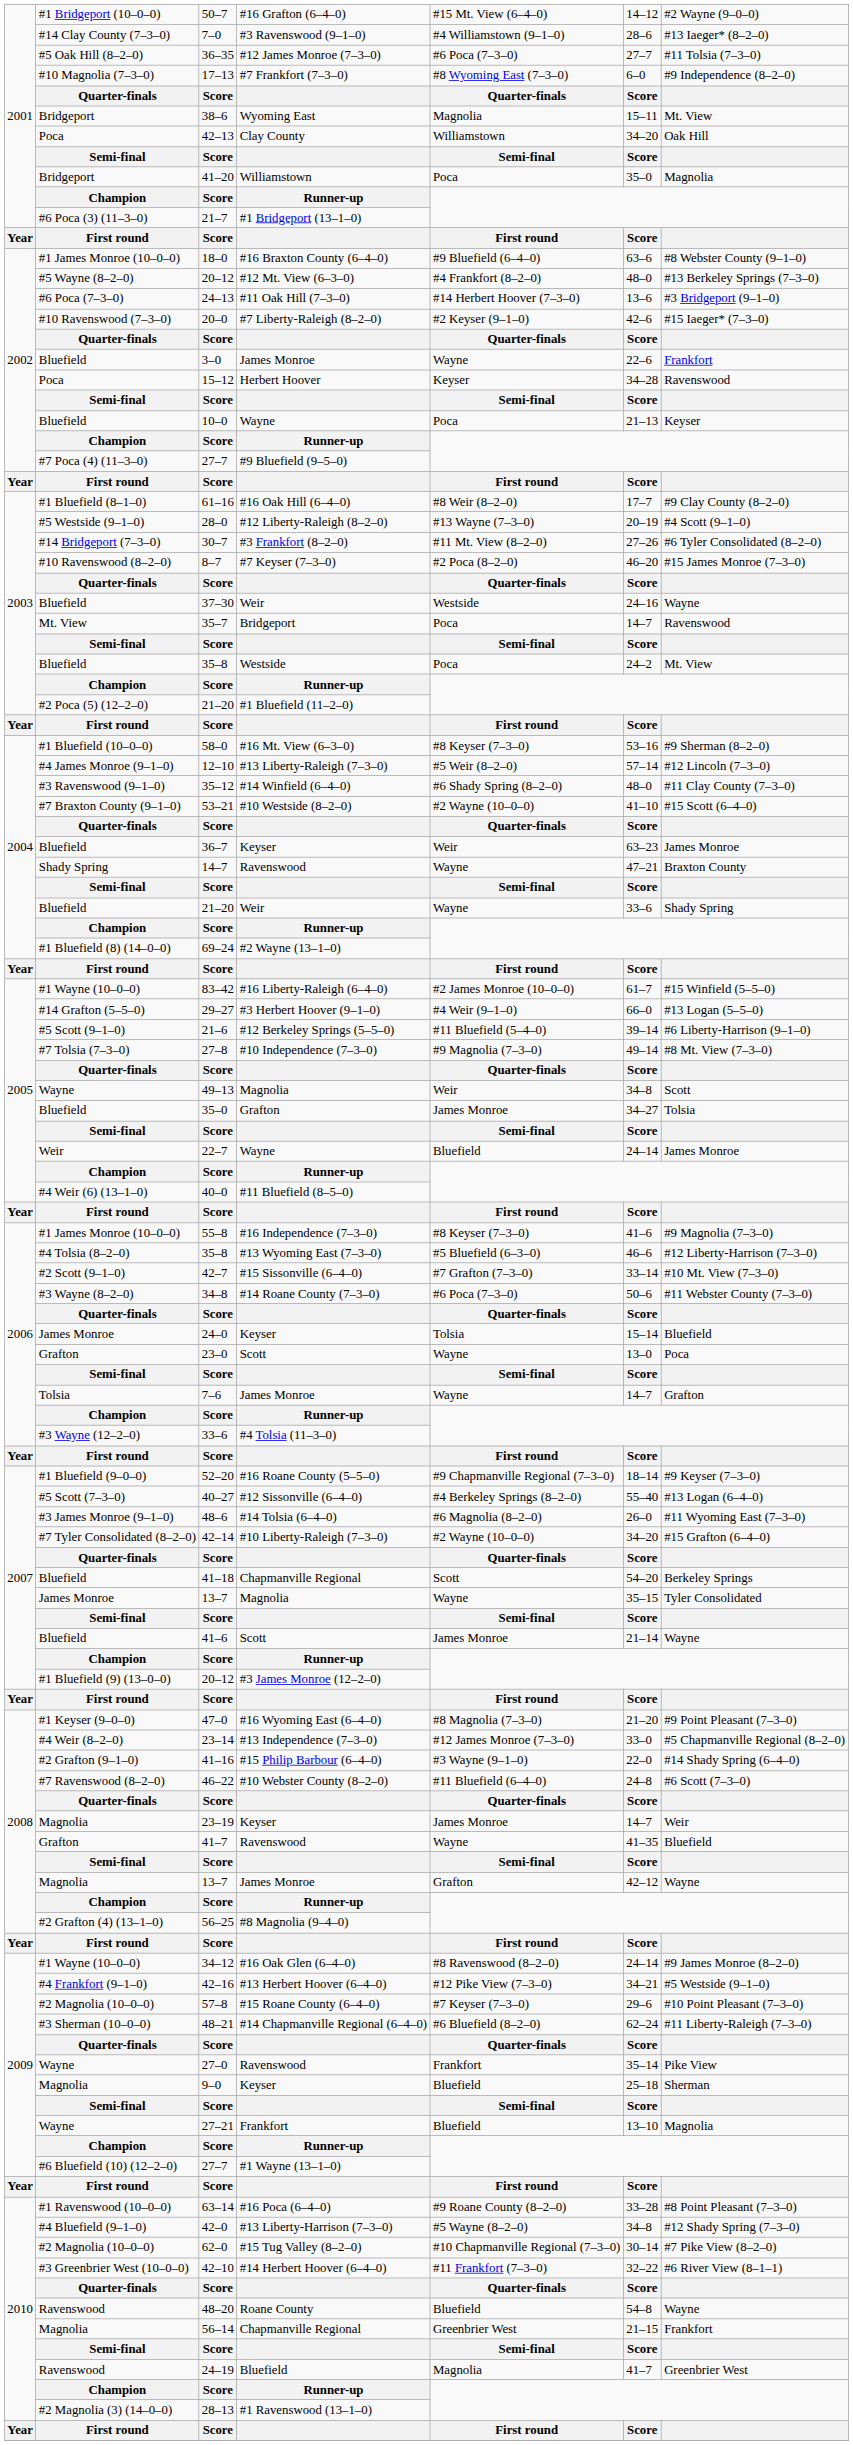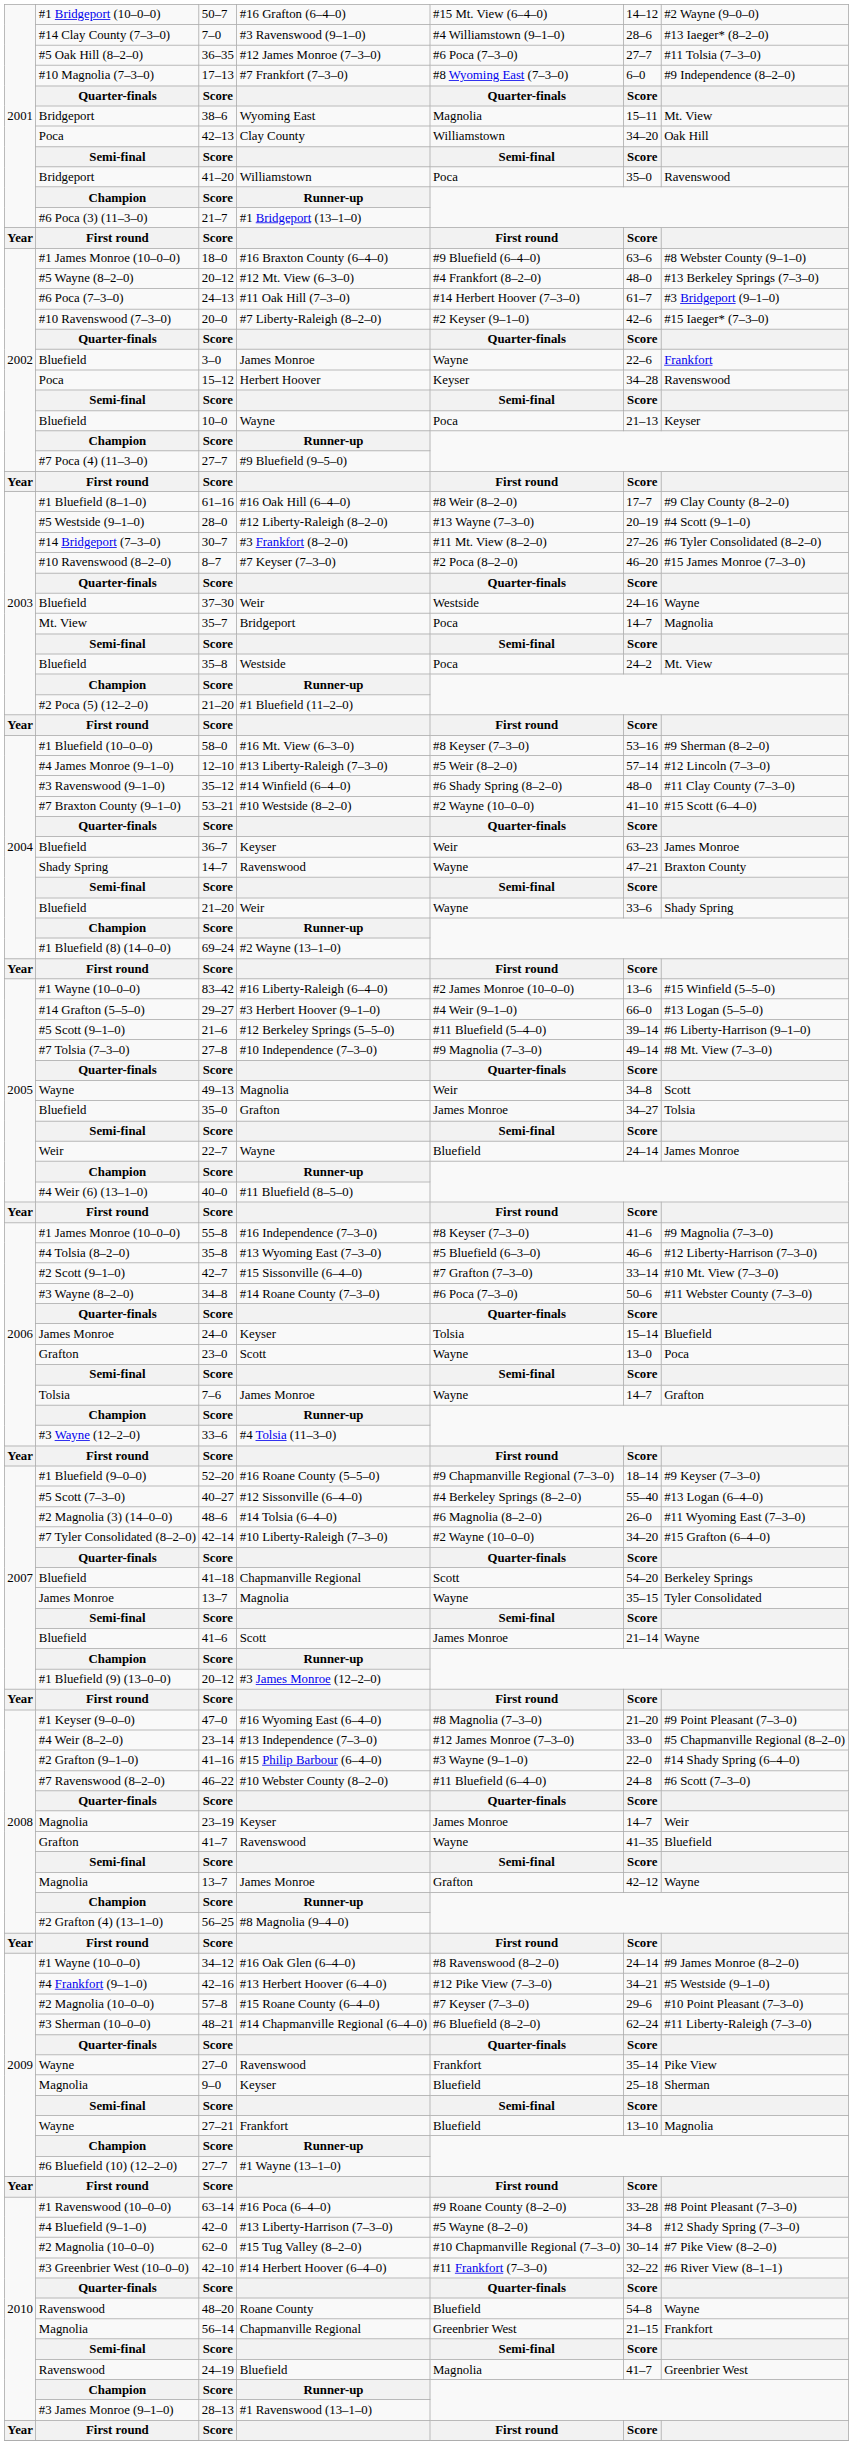(689, 177) Magnolia -> (697, 177) Ravenswood
(639, 298) 13–6 -> (639, 298) 61–7
(697, 623) Ravenswood -> (689, 623) Magnolia
(639, 989) 61–7 -> (639, 989) 13–6
(106, 1516) #3 James Monroe (9–1–0) -> (106, 1516) #2 Magnolia (3) (14–0–0)
(106, 2410) #2 Magnolia (3) (14–0–0) -> (106, 2410) #3 James Monroe (9–1–0)
